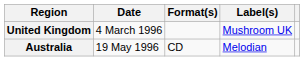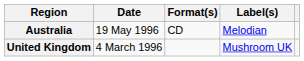rows swapped: (49, 30) <-> (49, 47)
